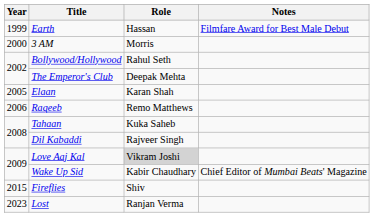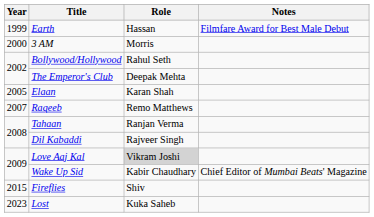(17, 108) 2006 -> (17, 108) 2007
(151, 124) Kuka Saheb -> (155, 124) Ranjan Verma
(155, 204) Ranjan Verma -> (151, 204) Kuka Saheb
